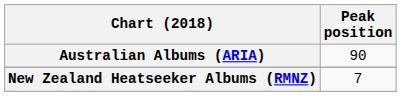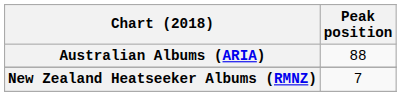(358, 56) 90 -> (358, 56) 88
